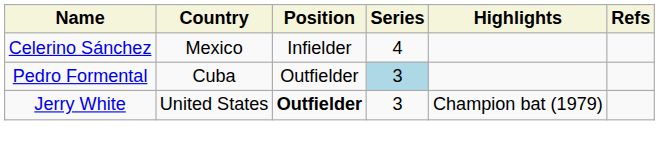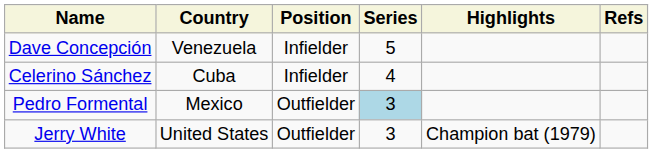+ row: (80, 47)
(214, 47) Mexico -> (214, 76) Cuba
(214, 76) Cuba -> (214, 104) Mexico
(319, 104) bold -> (316, 133) normal
